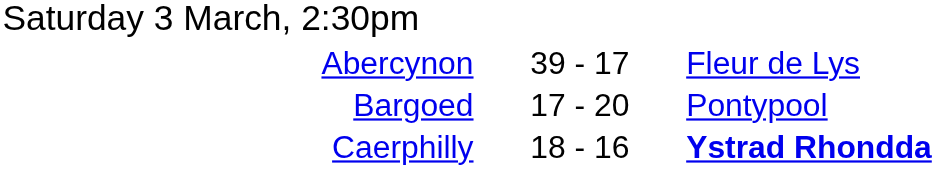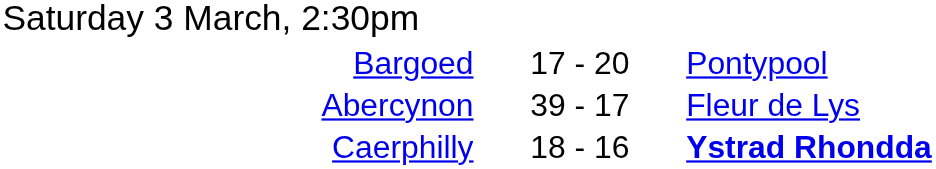rows swapped: (397, 63) <-> (413, 105)
